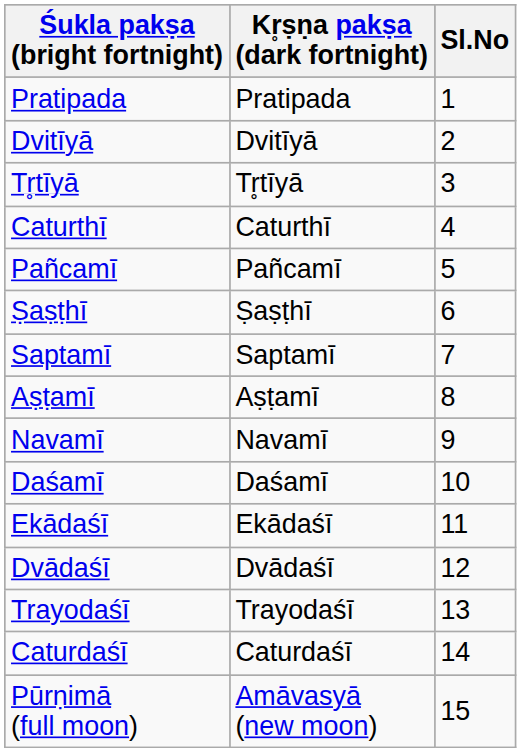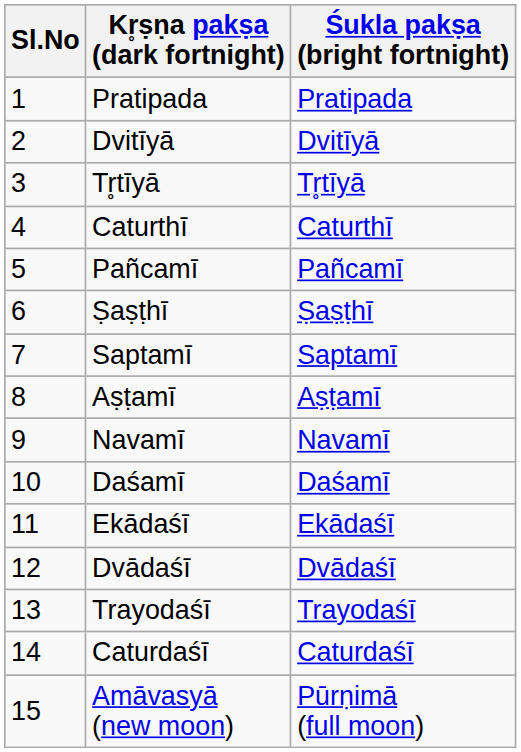columns swapped: (475, 40) <-> (117, 40)
